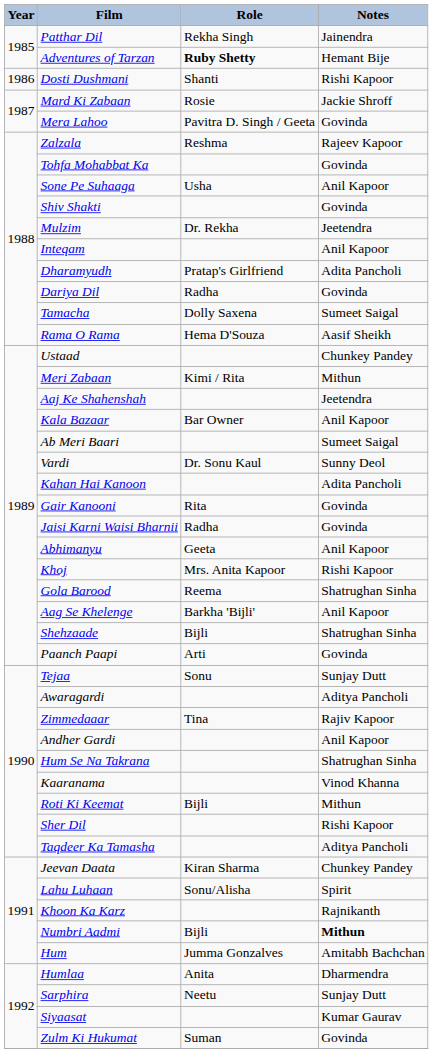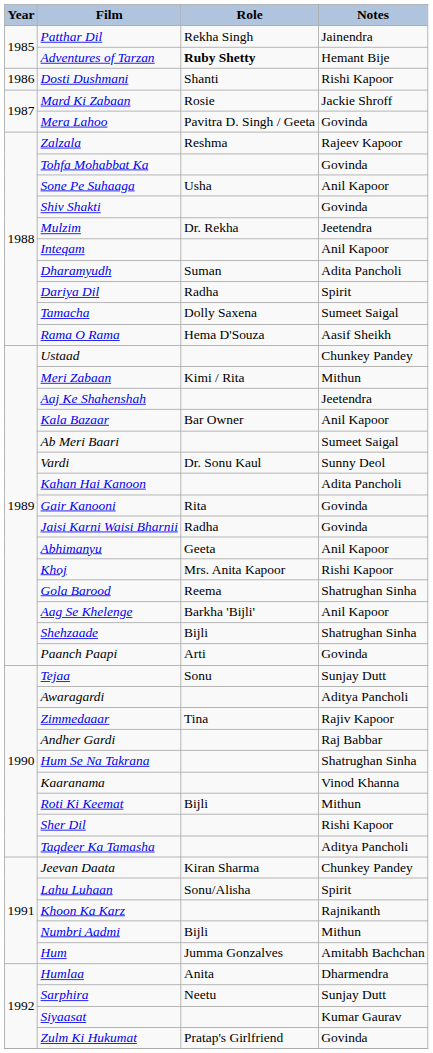(234, 270) Pratap's Girlfriend -> (203, 270) Suman
(344, 292) Govinda -> (336, 292) Spirit
(355, 739) Anil Kapoor -> (352, 739) Raj Babbar
(343, 931) bold -> (341, 931) normal
(203, 1038) Suman -> (234, 1038) Pratap's Girlfriend
